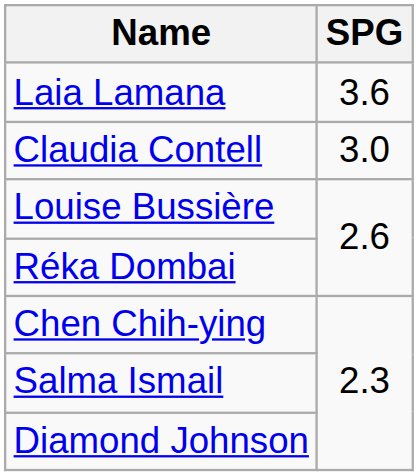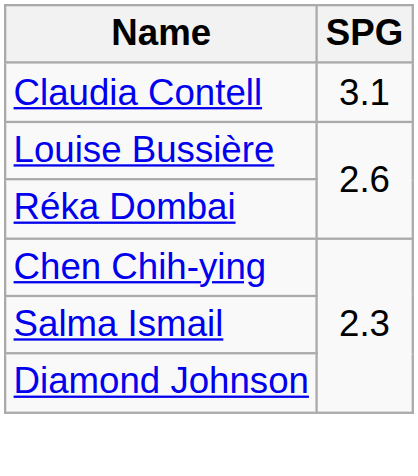- row: (120, 91)
(364, 149) 3.0 -> (364, 91) 3.1
